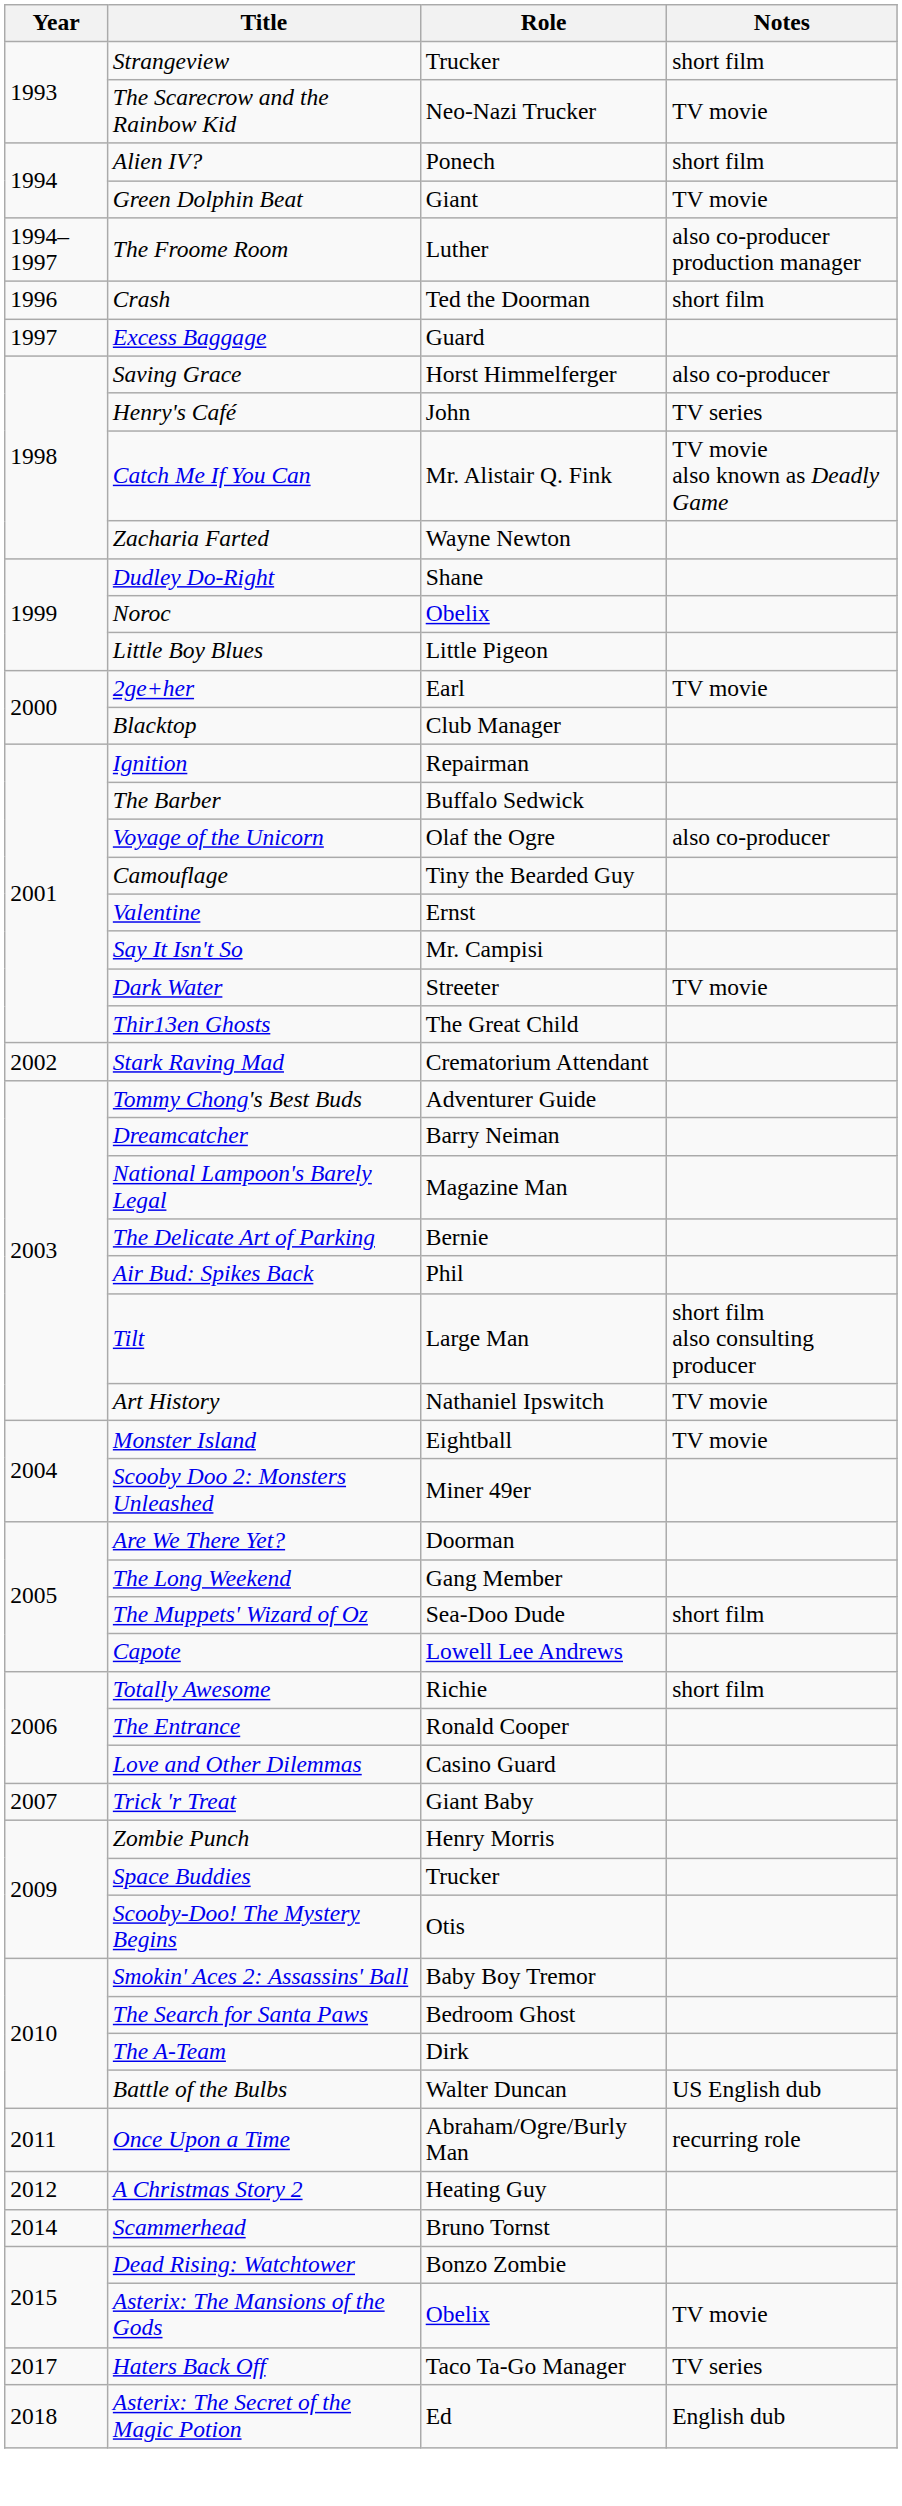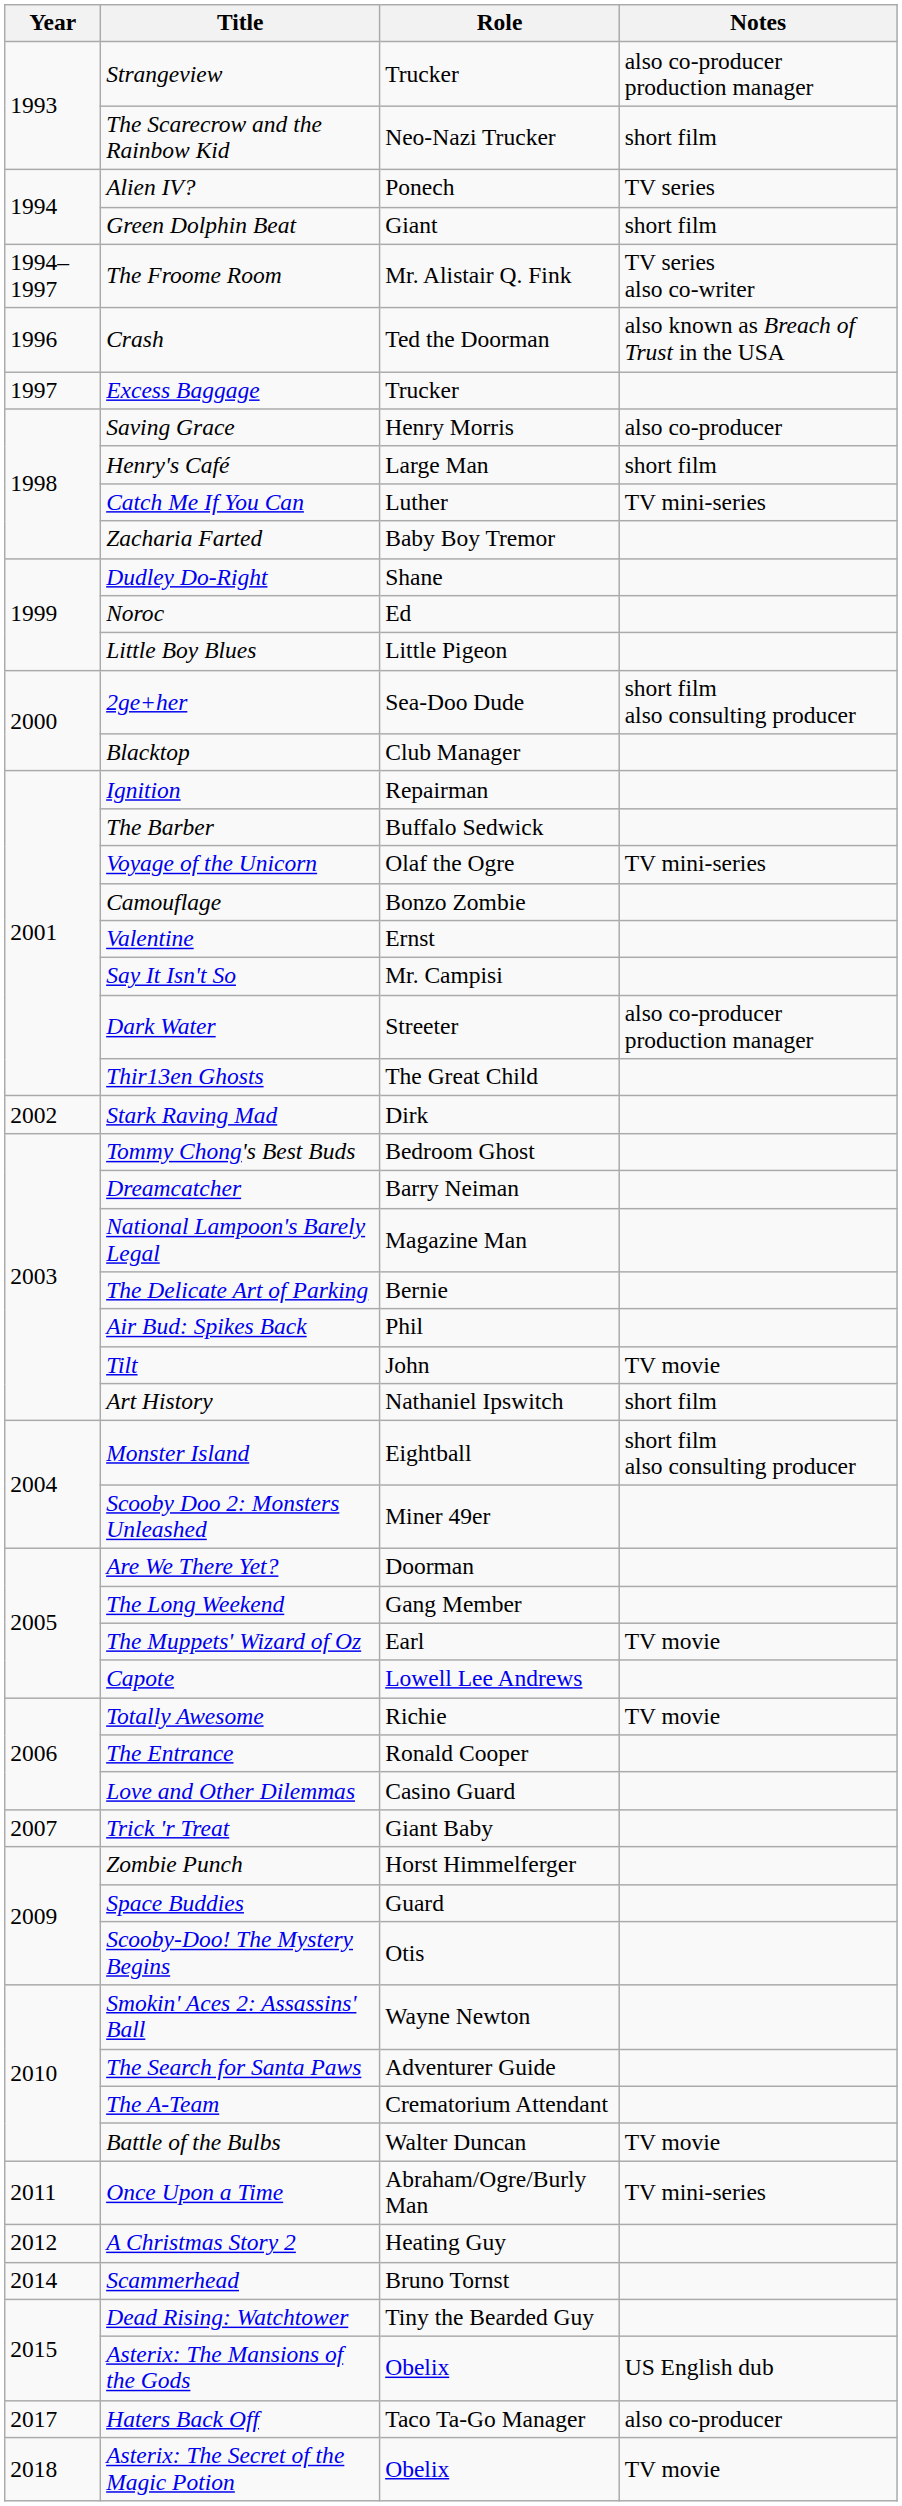(718, 60) short film -> (719, 73) also co-producer production manager
(720, 110) TV movie -> (671, 137) short film
(718, 161) short film -> (670, 187) TV series
(720, 198) TV movie -> (671, 225) short film
(457, 249) Luther -> (478, 275) Mr. Alistair Q. Fink
(767, 249) also co-producer production manager -> (690, 275) TV series also co-writer
(718, 299) short film -> (740, 339) also known as Breach of Trust in the USA
(455, 337) Guard -> (422, 390) Trucker
(521, 374) Horst Himmelferger -> (450, 427) Henry Morris
(448, 411) John -> (437, 464) Large Man
(717, 411) TV series -> (671, 464) short film
(519, 475) Mr. Alistair Q. Fink -> (417, 502) Luther
(776, 475) TV movie also known as Deadly Game -> (695, 502) TV mini-series
(498, 539) Wayne Newton -> (470, 539) Baby Boy Tremor
(458, 613) Obelix -> (398, 613) Ed
(445, 688) Earl -> (455, 701) Sea-Doo Dude
(720, 688) TV movie -> (740, 701) short film also consulting producer
(751, 837) also co-producer -> (695, 864) TV mini-series
(530, 875) Tiny the Bearded Guy -> (455, 901) Bonzo Zombie
(720, 986) TV movie -> (719, 1026) also co-producer production manager
(537, 1061) Crematorium Attendant -> (407, 1114) Dirk
(511, 1098) Adventurer Guide -> (460, 1151) Bedroom Ghost
(477, 1338) Large Man -> (407, 1364) John
(743, 1338) short film also consulting producer -> (672, 1364) TV movie
(720, 1402) TV movie -> (671, 1402) short film
(720, 1439) TV movie -> (740, 1452) short film also consulting producer
(495, 1614) Sea-Doo Dude -> (405, 1641) Earl
(718, 1614) short film -> (672, 1641) TV movie
(718, 1689) short film -> (672, 1716) TV movie
(490, 1838) Henry Morris -> (481, 1865) Horst Himmelferger
(463, 1876) Trucker -> (415, 1902) Guard
(511, 1977) Baby Boy Tremor -> (458, 2016) Wayne Newton
(501, 2014) Bedroom Ghost -> (470, 2067) Adventurer Guide
(447, 2051) Dirk -> (497, 2104) Crematorium Attendant
(747, 2089) US English dub -> (672, 2141) TV movie
(736, 2139) recurring role -> (695, 2192) TV mini-series
(496, 2264) Bonzo Zombie -> (490, 2317) Tiny the Bearded Guy
(720, 2315) TV movie -> (699, 2368) US English dub
(717, 2365) TV series -> (703, 2418) also co-producer
(439, 2416) Ed -> (417, 2469) Obelix
(729, 2416) English dub -> (672, 2469) TV movie
